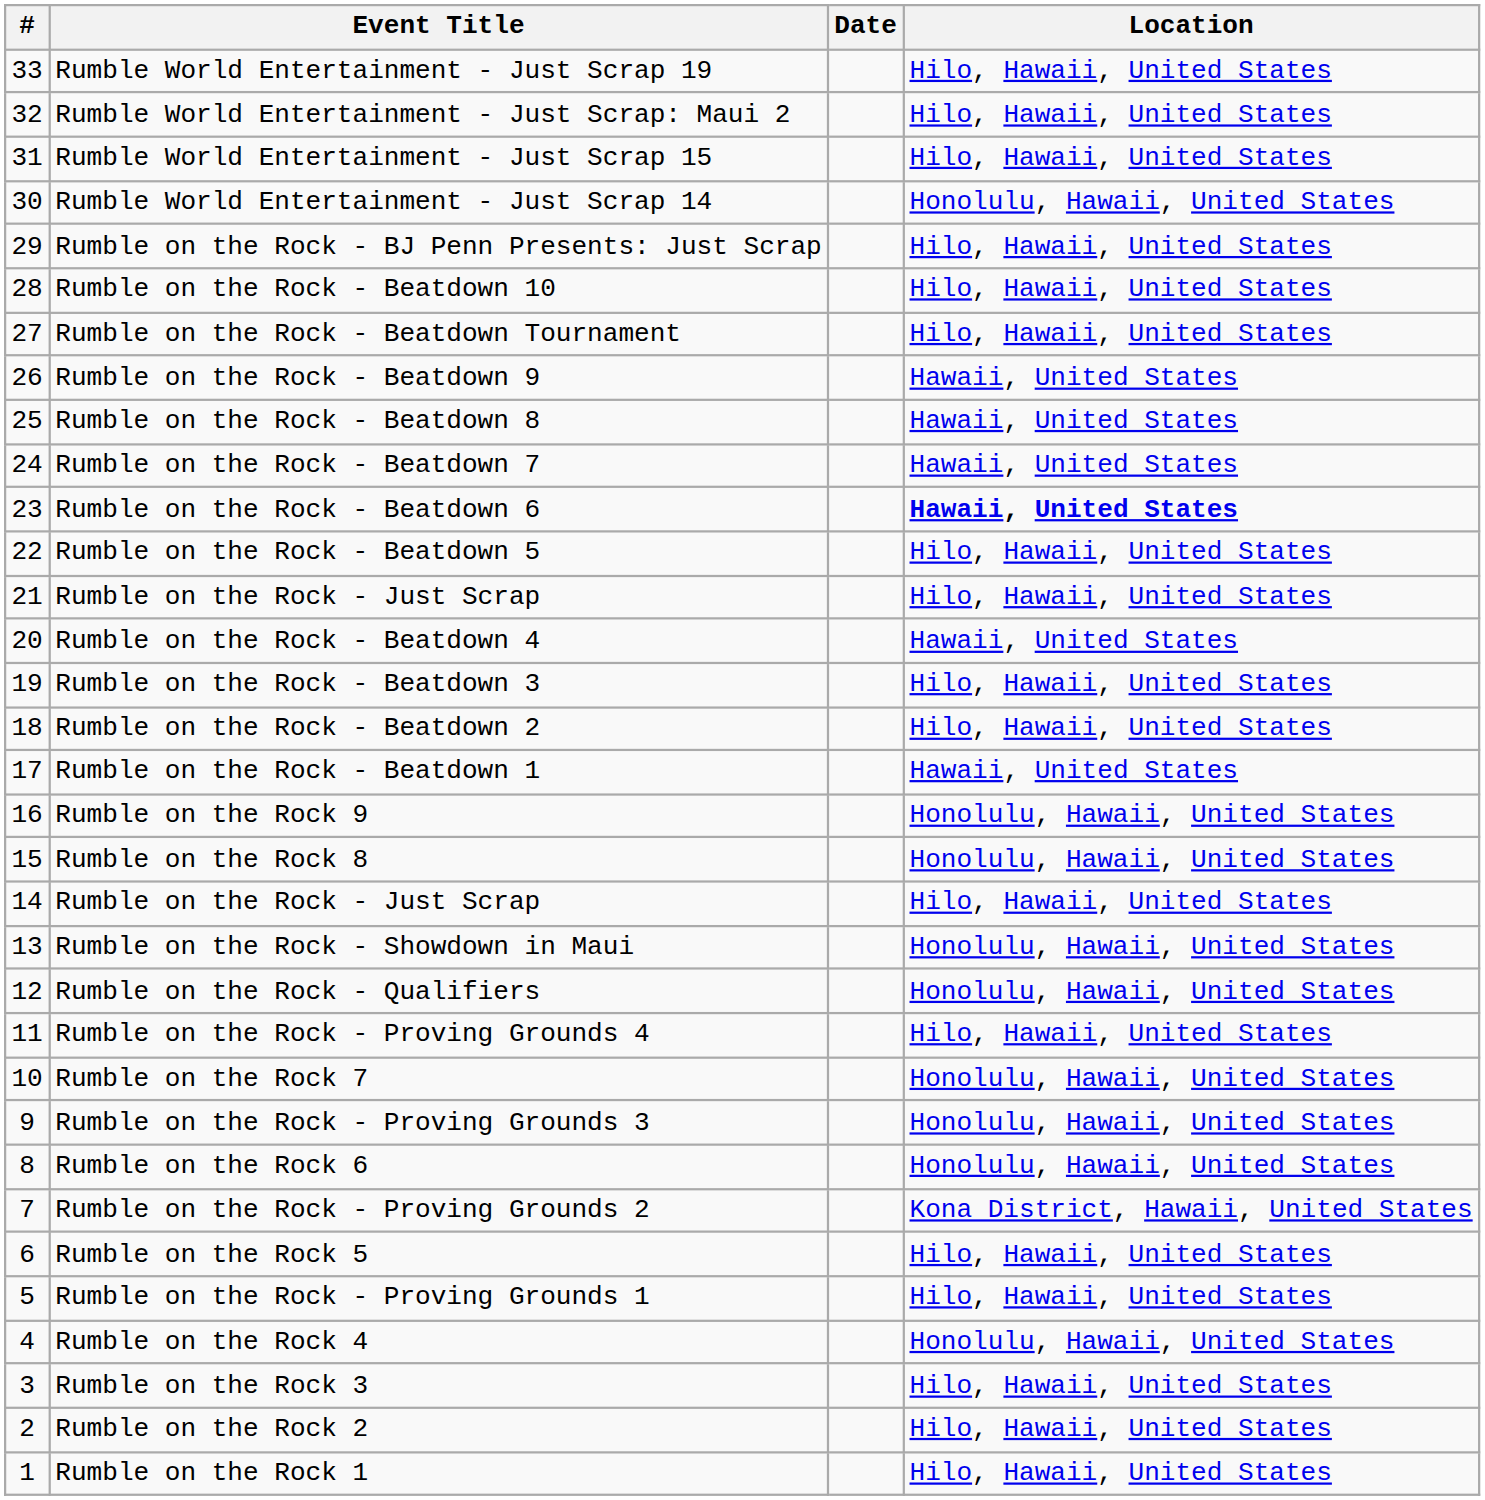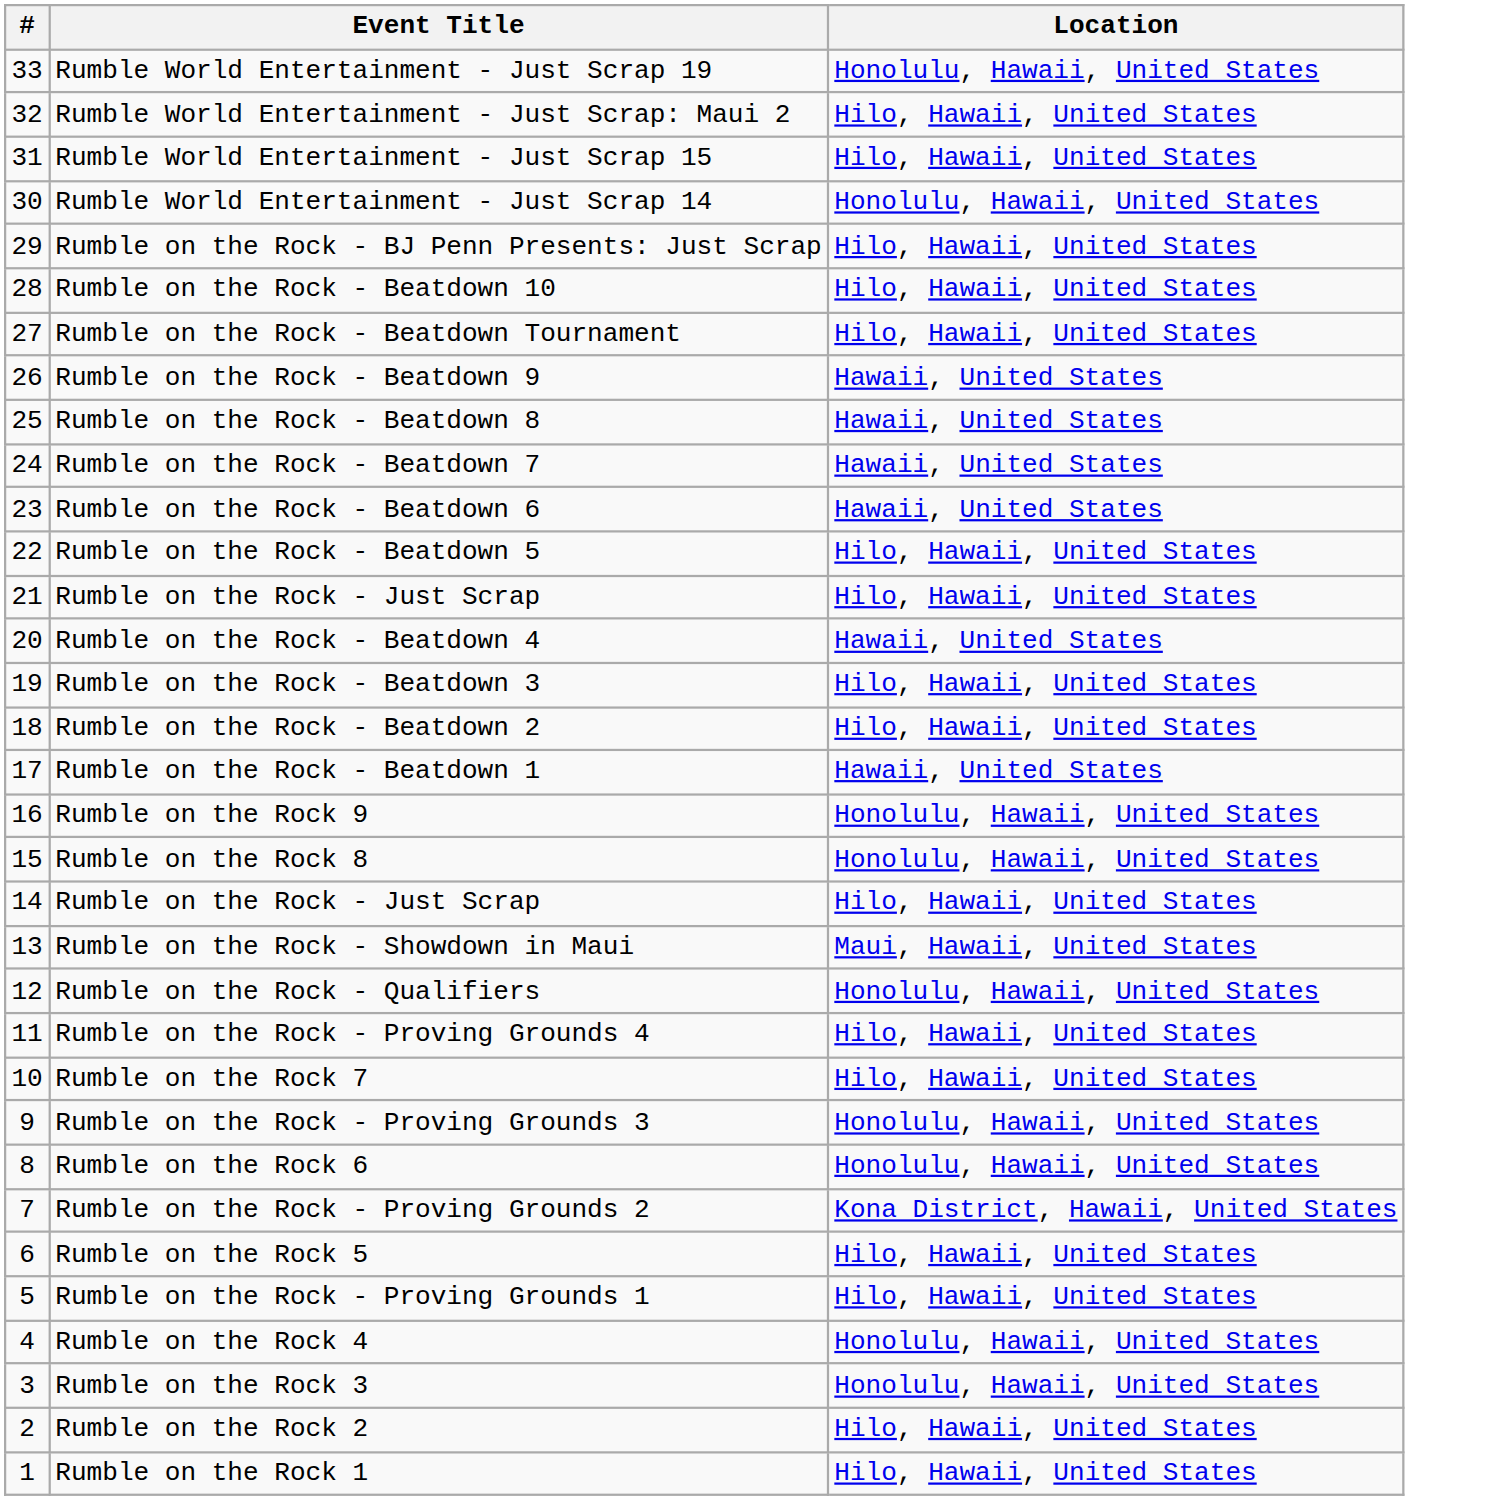- column: (866, 27)
(1121, 71) Hilo, Hawaii, United States -> (1077, 71) Honolulu, Hawaii, United States
(1074, 509) bold -> (999, 509) normal
(1152, 947) Honolulu, Hawaii, United States -> (1046, 947) Maui, Hawaii, United States
(1152, 1079) Honolulu, Hawaii, United States -> (1046, 1079) Hilo, Hawaii, United States
(1121, 1386) Hilo, Hawaii, United States -> (1077, 1386) Honolulu, Hawaii, United States
